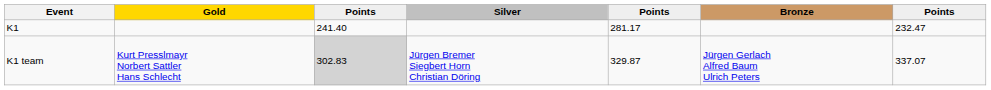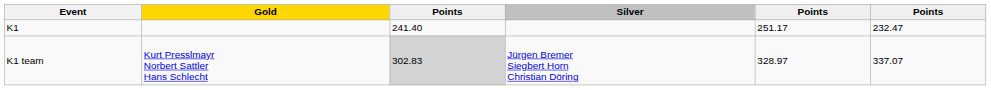- column: (797, 12)
(625, 28) 281.17 -> (773, 28) 251.17
(625, 60) 329.87 -> (773, 60) 328.97
